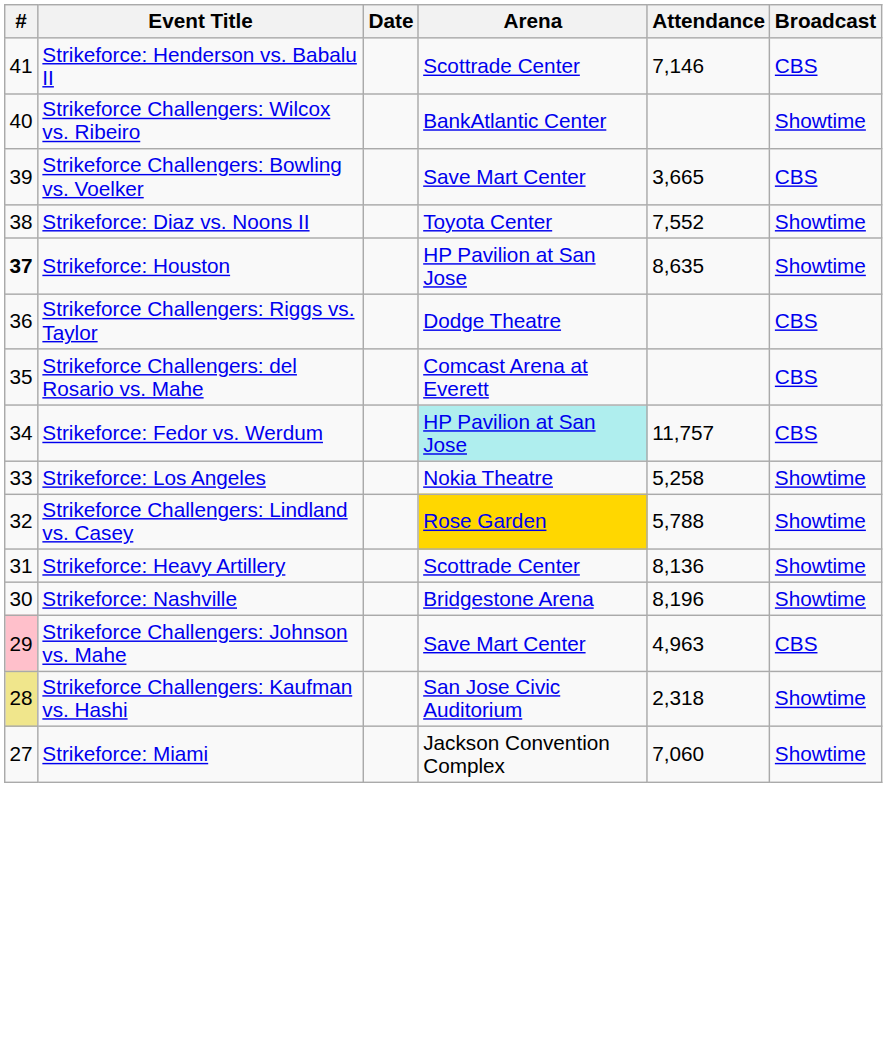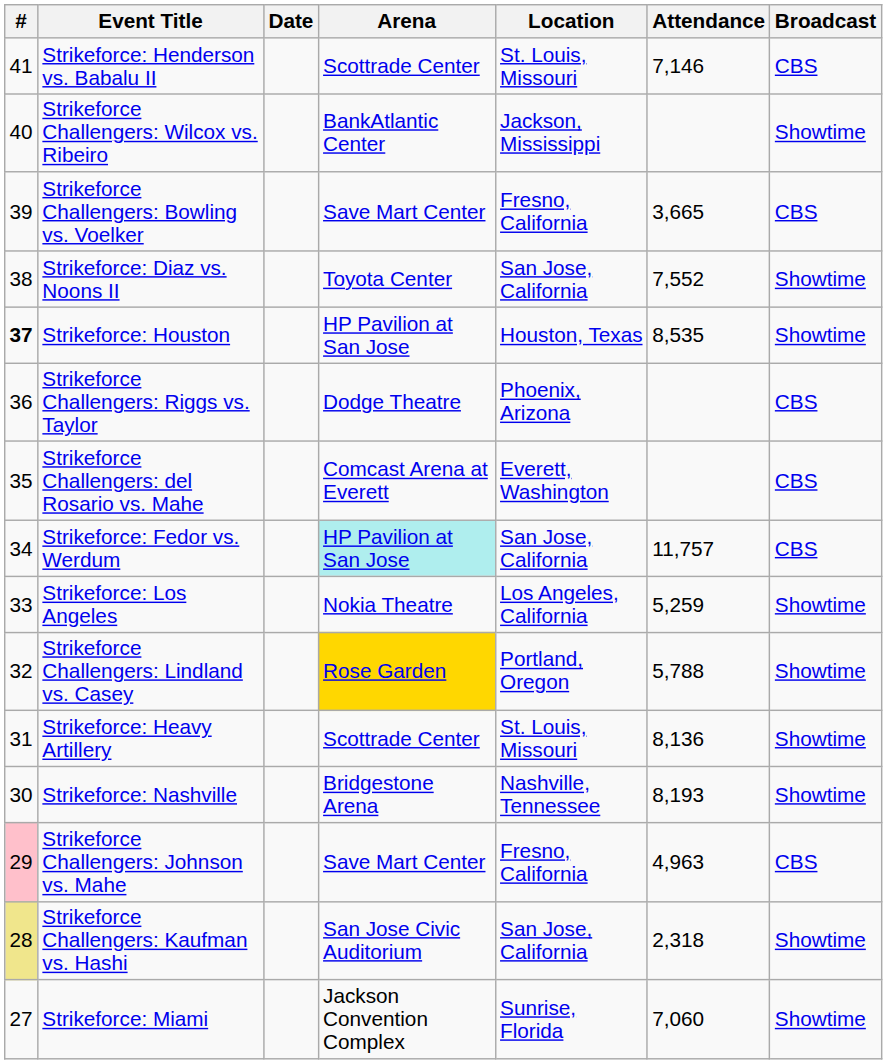+ column: (571, 21)
(678, 266) 8,635 -> (678, 335) 8,535
(678, 478) 5,258 -> (678, 604) 5,259
(678, 599) 8,196 -> (678, 795) 8,193
